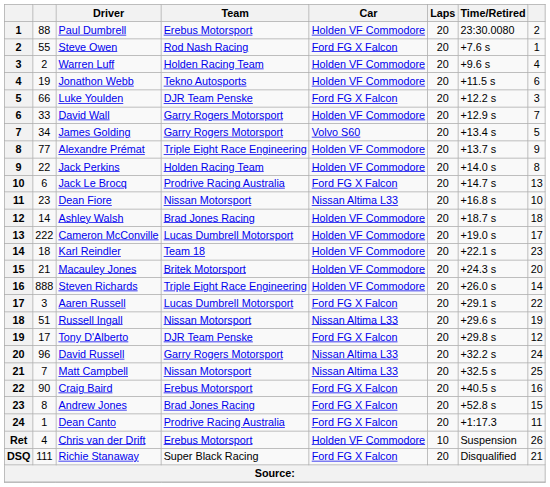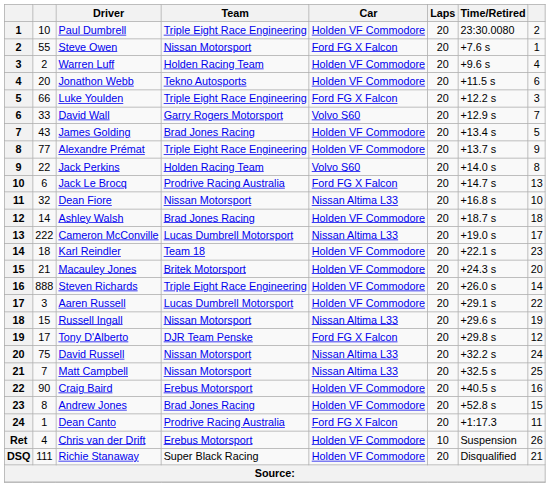(44, 30) 88 -> (44, 30) 10
(208, 30) Erebus Motorsport -> (235, 30) Triple Eight Race Engineering
(206, 47) Rod Nash Racing -> (207, 47) Nissan Motorsport
(44, 82) 19 -> (44, 82) 20
(208, 99) DJR Team Penske -> (235, 99) Triple Eight Race Engineering
(368, 116) Holden VF Commodore -> (336, 116) Volvo S60
(44, 133) 34 -> (44, 133) 43
(223, 133) Garry Rogers Motorsport -> (209, 133) Brad Jones Racing
(336, 133) Volvo S60 -> (368, 133) Holden VF Commodore
(368, 167) Holden VF Commodore -> (336, 167) Volvo S60
(44, 201) 23 -> (44, 201) 32
(368, 235) Holden VF Commodore -> (355, 235) Nissan Altima L33
(355, 303) Ford FG X Falcon -> (368, 303) Holden VF Commodore
(44, 320) 51 -> (44, 320) 15
(44, 355) 96 -> (44, 355) 75
(223, 355) Garry Rogers Motorsport -> (207, 355) Nissan Motorsport
(355, 389) Ford FG X Falcon -> (368, 389) Holden VF Commodore
(355, 406) Ford FG X Falcon -> (368, 406) Holden VF Commodore
(355, 457) Ford FG X Falcon -> (368, 457) Holden VF Commodore
